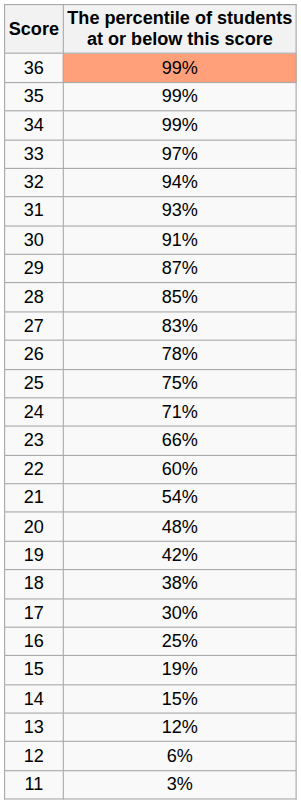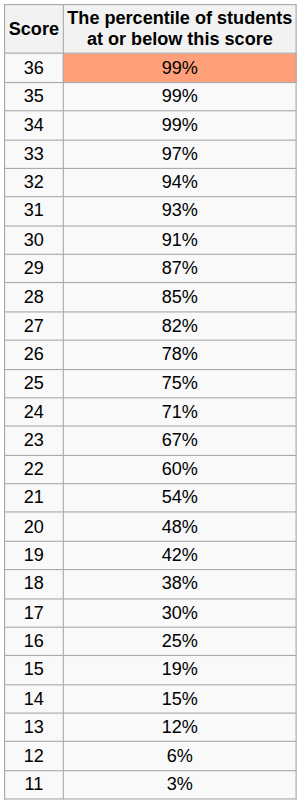(180, 325) 83% -> (180, 325) 82%
(180, 440) 66% -> (180, 440) 67%
